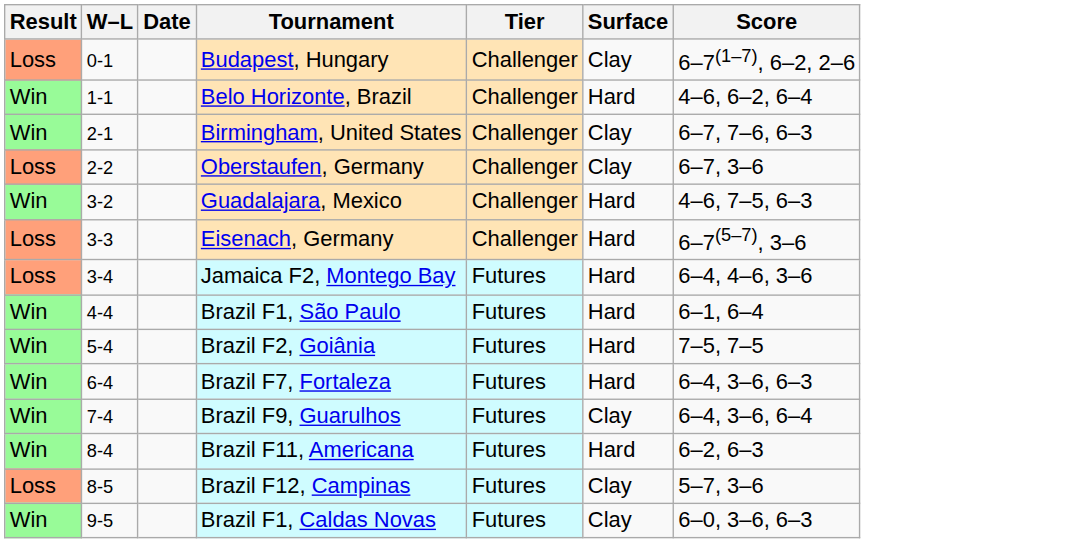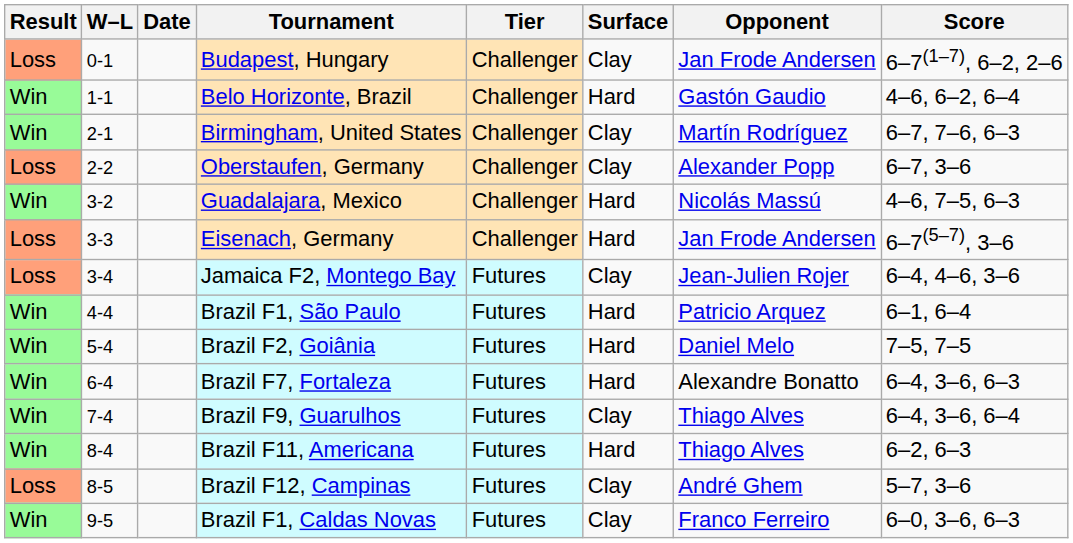+ column: (777, 21)
(612, 277) Hard -> (610, 277) Clay
